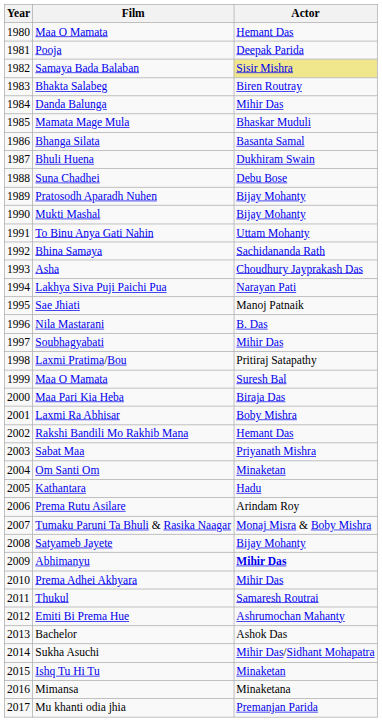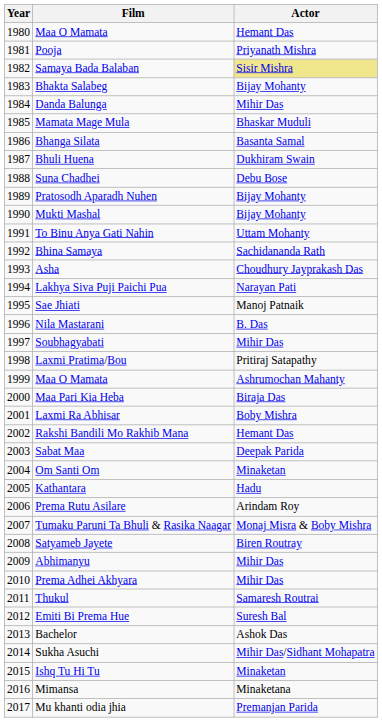(270, 50) Deepak Parida -> (276, 50) Priyanath Mishra
(269, 86) Biren Routray -> (271, 86) Bijay Mohanty
(261, 379) Suresh Bal -> (291, 379) Ashrumochan Mahanty
(276, 452) Priyanath Mishra -> (270, 452) Deepak Parida
(271, 543) Bijay Mohanty -> (269, 543) Biren Routray
(261, 561) bold -> (260, 561) normal
(291, 616) Ashrumochan Mahanty -> (261, 616) Suresh Bal
